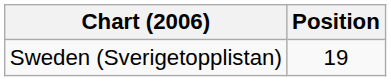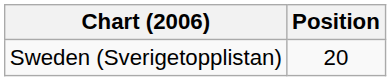(336, 57) 19 -> (336, 57) 20
